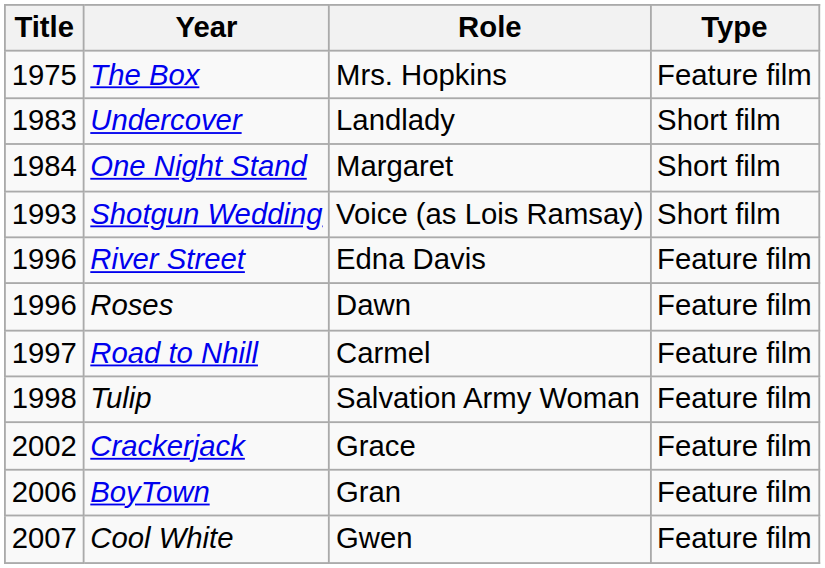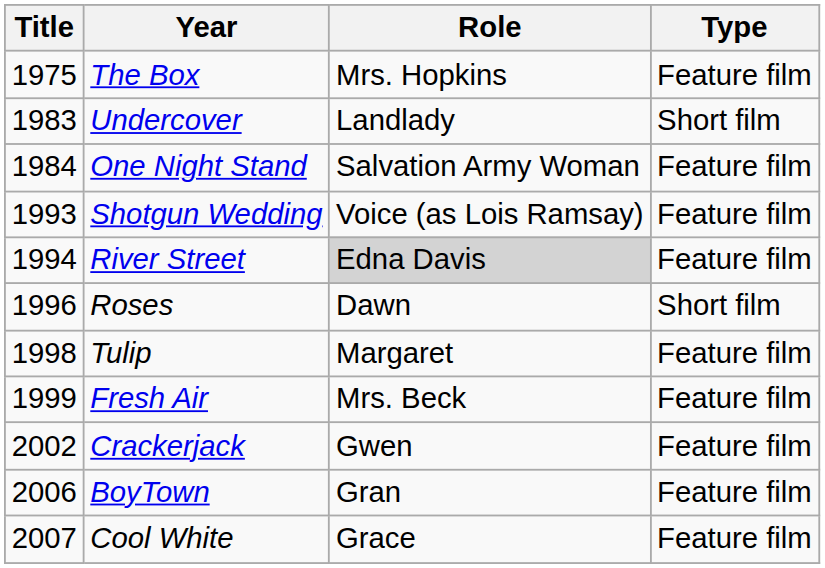(395, 167) Margaret -> (488, 167) Salvation Army Woman
(719, 167) Short film -> (734, 167) Feature film
(719, 213) Short film -> (734, 213) Feature film
(44, 259) 1996 -> (44, 259) 1994
(411, 259) no background -> (411, 259) lightgrey background
(734, 306) Feature film -> (719, 306) Short film
- row: (174, 352)
(488, 399) Salvation Army Woman -> (395, 352) Margaret
+ row: (149, 399)
(376, 445) Grace -> (374, 445) Gwen
(374, 538) Gwen -> (376, 538) Grace
